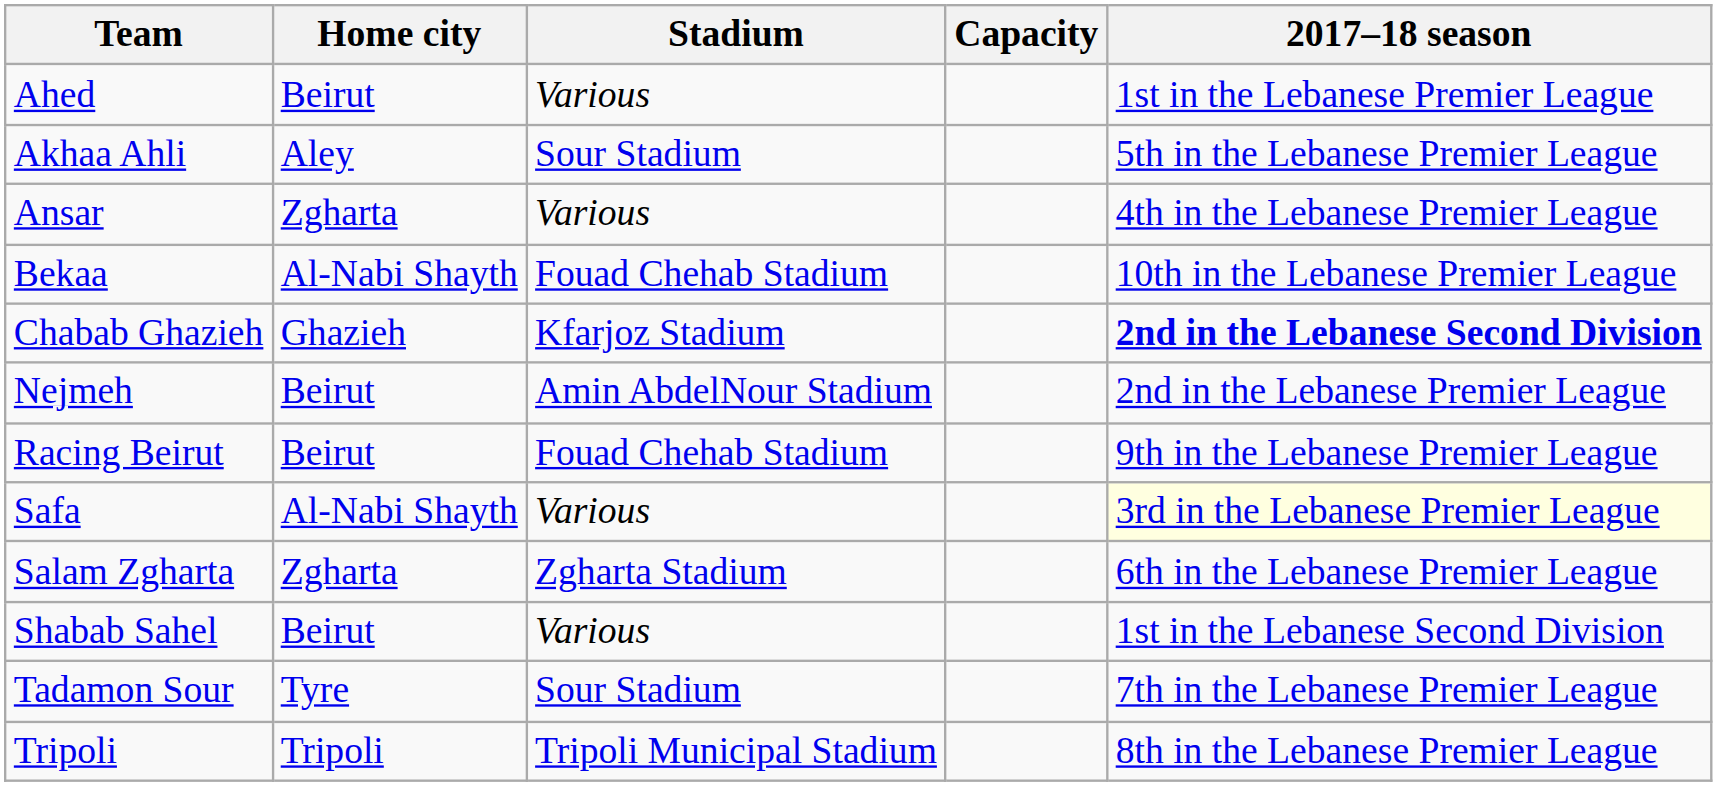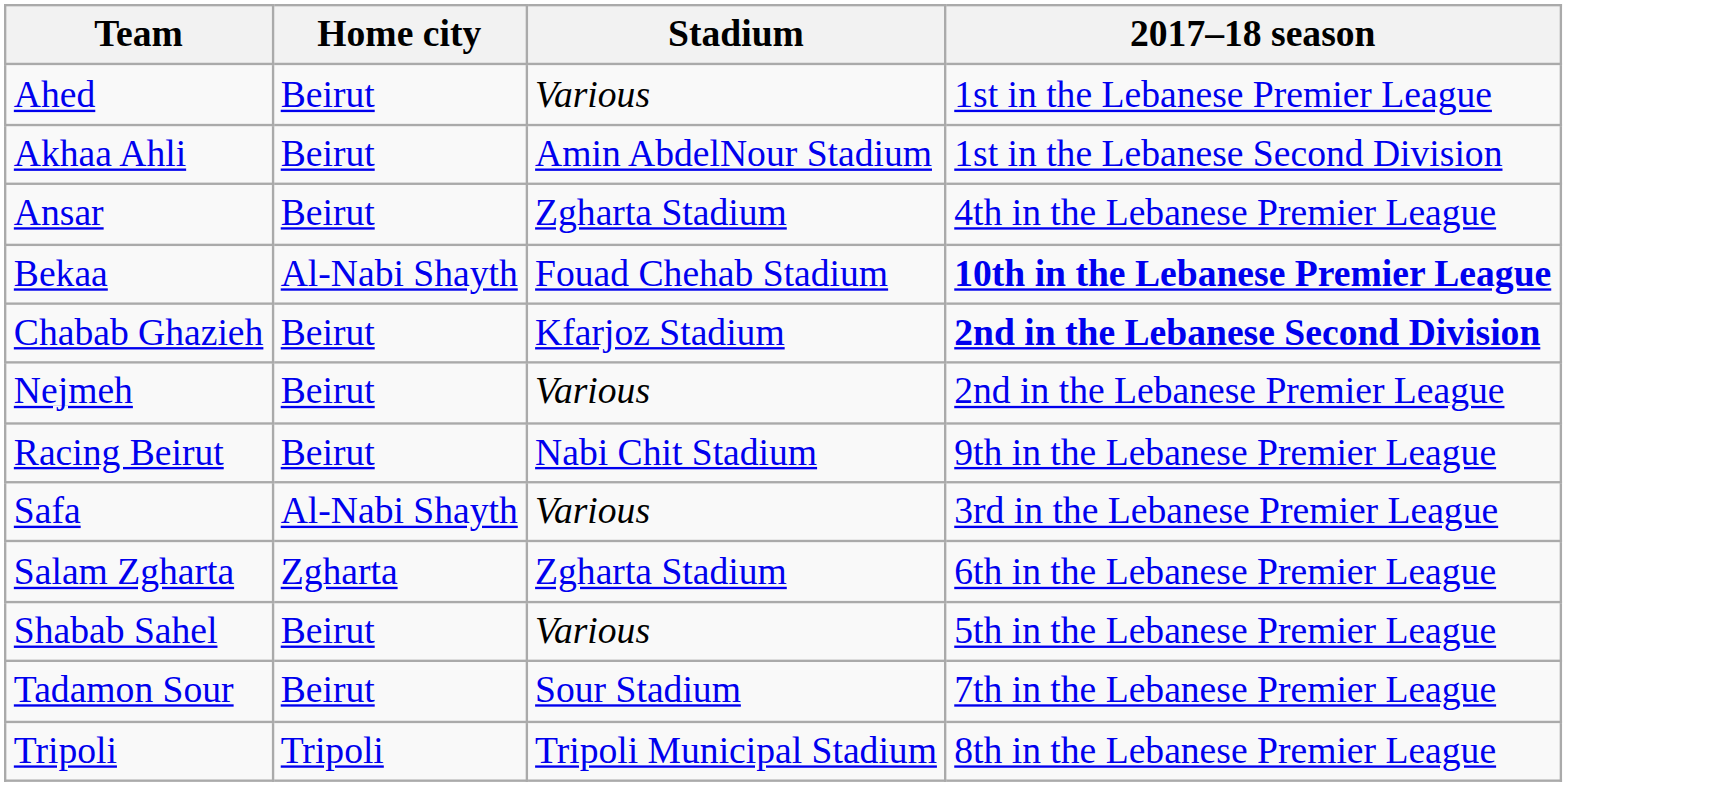- column: (1026, 34)
(317, 153) Aley -> (328, 153) Beirut
(638, 153) Sour Stadium -> (734, 153) Amin AbdelNour Stadium
(1387, 153) 5th in the Lebanese Premier League -> (1228, 153) 1st in the Lebanese Second Division
(339, 213) Zgharta -> (328, 213) Beirut
(593, 213) Various -> (661, 213) Zgharta Stadium
(1396, 272) normal -> (1253, 272) bold
(343, 332) Ghazieh -> (328, 332) Beirut
(734, 392) Amin AbdelNour Stadium -> (593, 392) Various
(712, 451) Fouad Chehab Stadium -> (676, 451) Nabi Chit Stadium
(1388, 511) lightyellow background -> (1226, 511) no background
(1390, 630) 1st in the Lebanese Second Division -> (1225, 630) 5th in the Lebanese Premier League
(315, 690) Tyre -> (328, 690) Beirut
